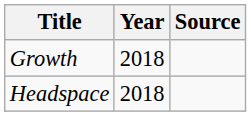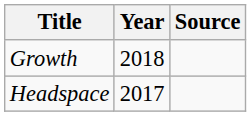(142, 93) 2018 -> (142, 93) 2017
